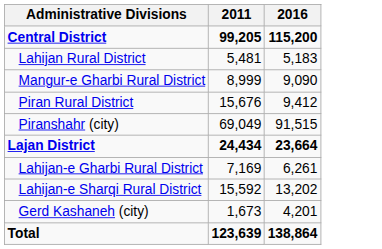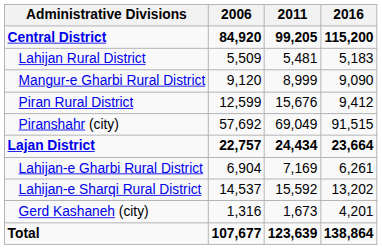+ column: (236, 15)
